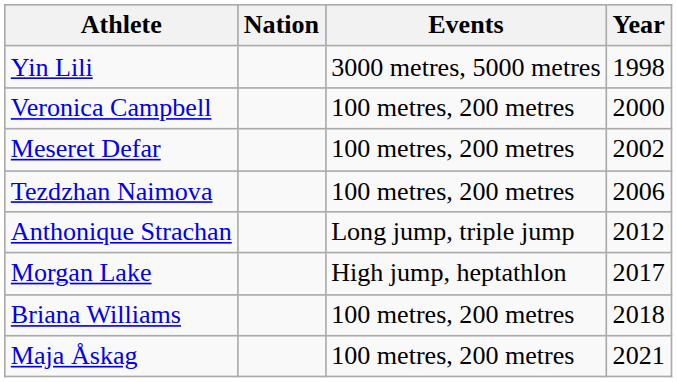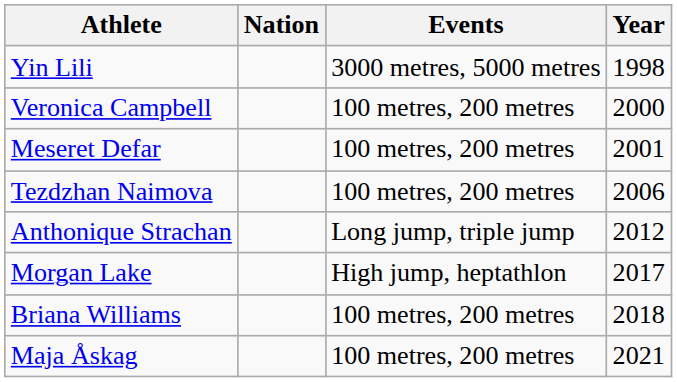(639, 149) 2002 -> (639, 149) 2001
